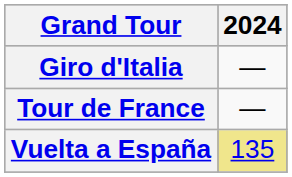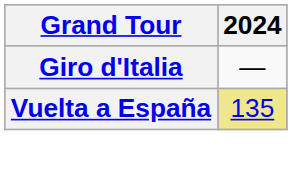- row: (111, 108)
